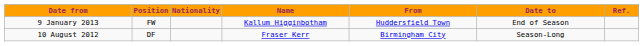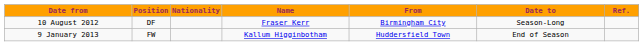rows swapped: (68, 34) <-> (68, 22)
